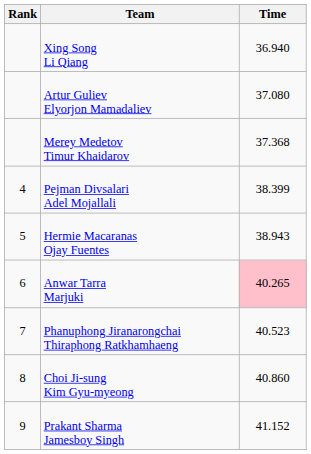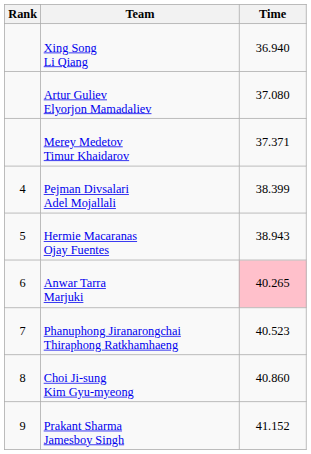(273, 142) 37.368 -> (273, 142) 37.371
